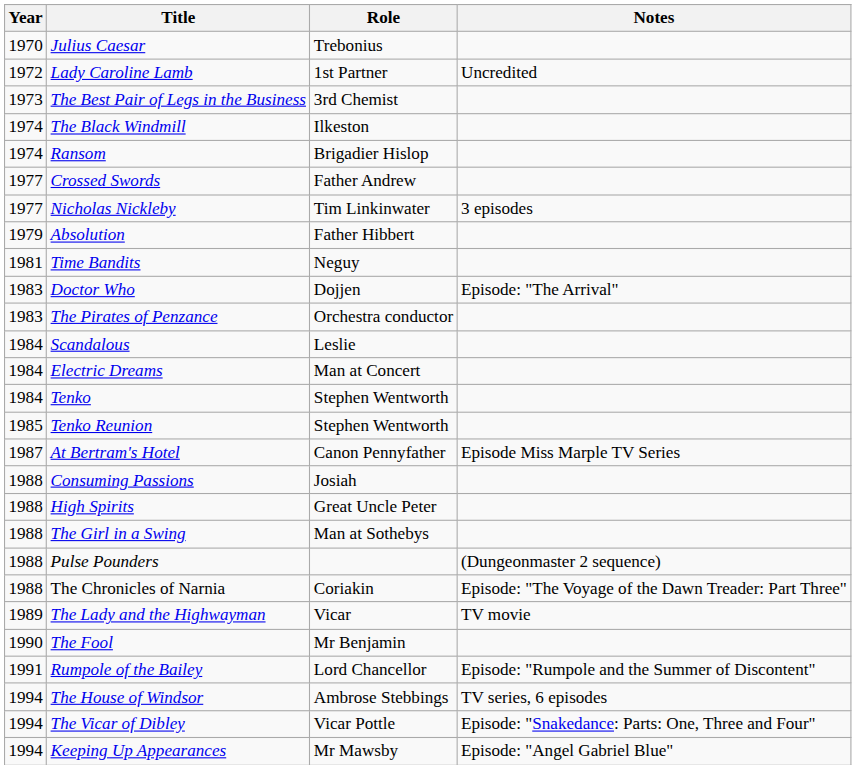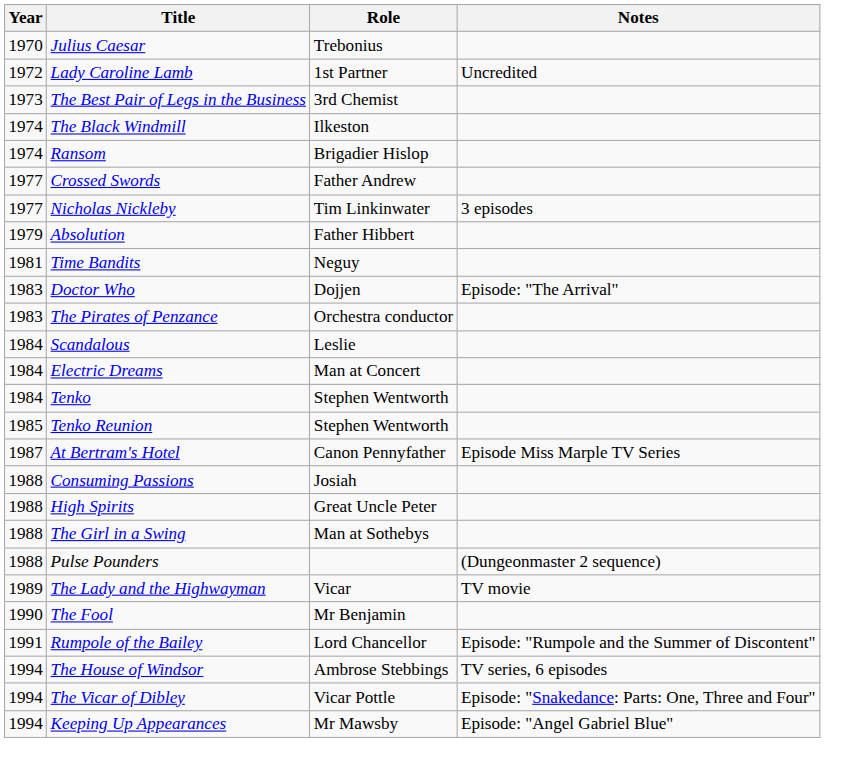- row: (138, 588)
